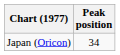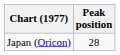(94, 42) 34 -> (94, 42) 28
